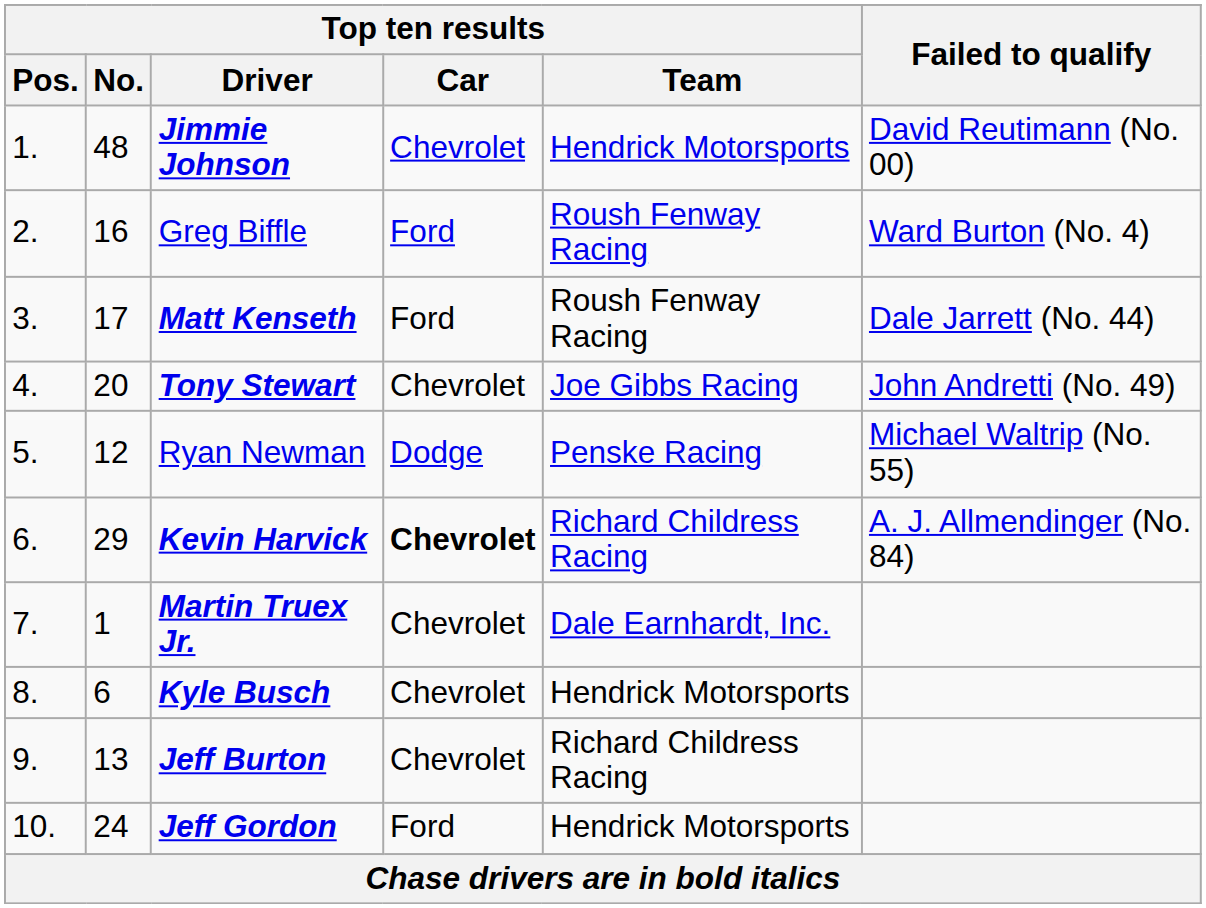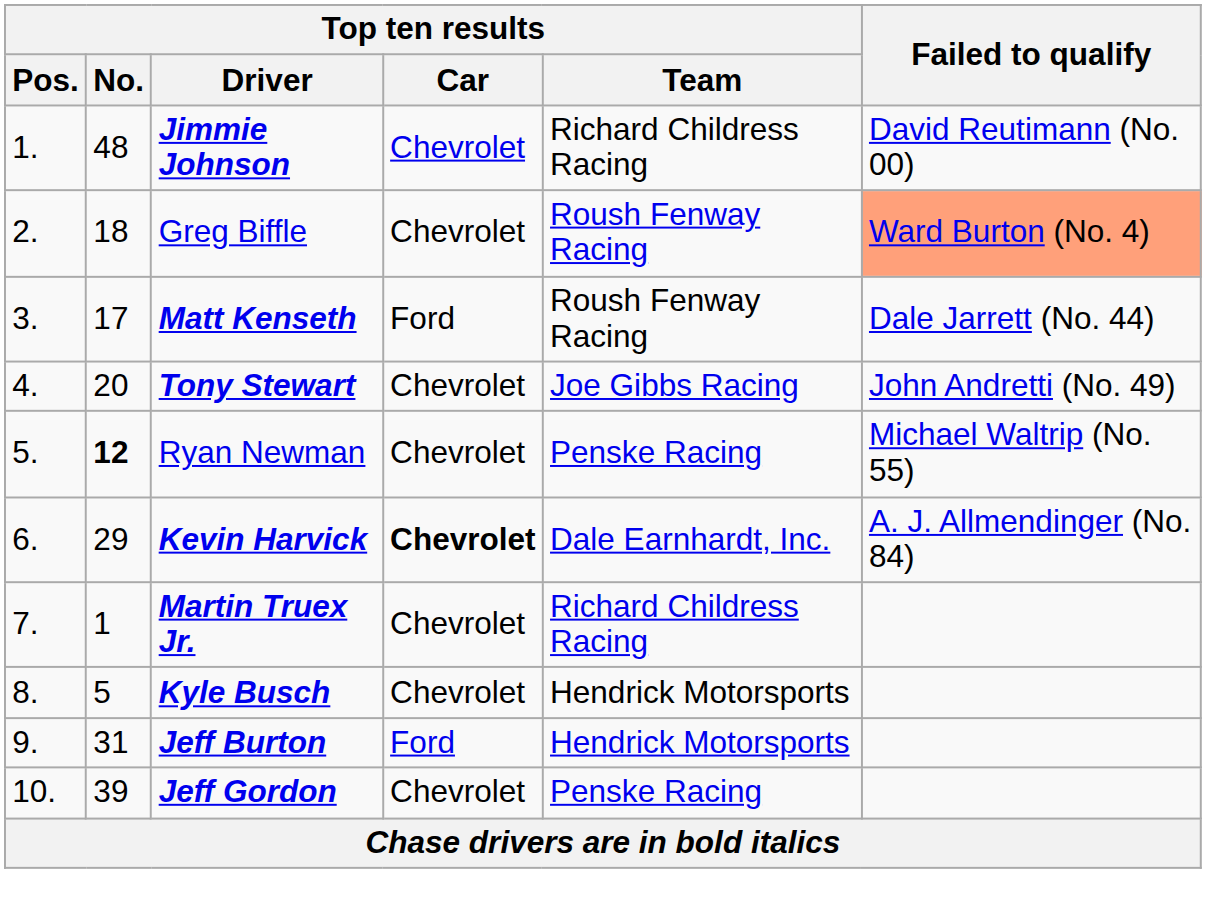(700, 147) Hendrick Motorsports -> (674, 147) Richard Childress Racing
(111, 232) 16 -> (111, 232) 18
(423, 232) Ford -> (458, 232) Chevrolet
(1009, 232) no background -> (1009, 232) lightsalmon background
(111, 453) normal -> (111, 453) bold
(437, 453) Dodge -> (458, 453) Chevrolet
(674, 538) Richard Childress Racing -> (690, 538) Dale Earnhardt, Inc.
(690, 624) Dale Earnhardt, Inc. -> (674, 624) Richard Childress Racing
(102, 692) 6 -> (102, 692) 5
(111, 759) 13 -> (111, 742) 31
(458, 759) Chevrolet -> (423, 742) Ford
(674, 759) Richard Childress Racing -> (700, 742) Hendrick Motorsports
(111, 827) 24 -> (111, 792) 39
(423, 827) Ford -> (458, 792) Chevrolet
(700, 827) Hendrick Motorsports -> (656, 792) Penske Racing
